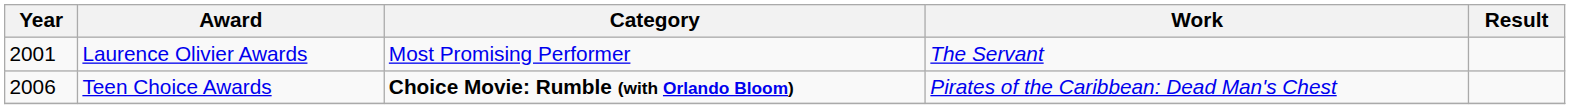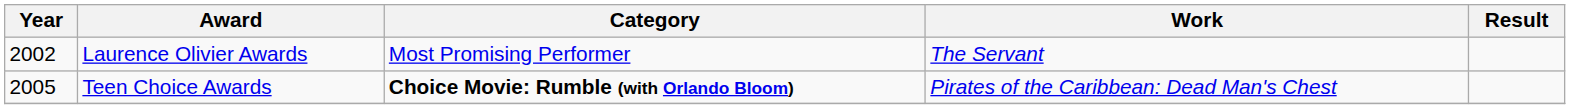(33, 53) 2001 -> (33, 53) 2002
(33, 86) 2006 -> (33, 86) 2005
